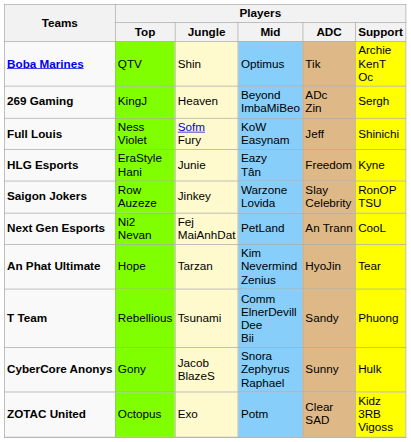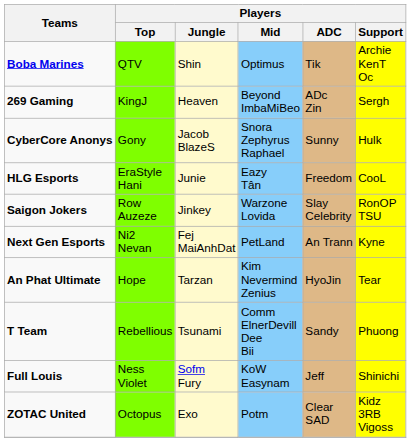rows swapped: (35, 133) <-> (60, 369)
(371, 165) Kyne -> (372, 178) CooL
(372, 228) CooL -> (371, 241) Kyne
